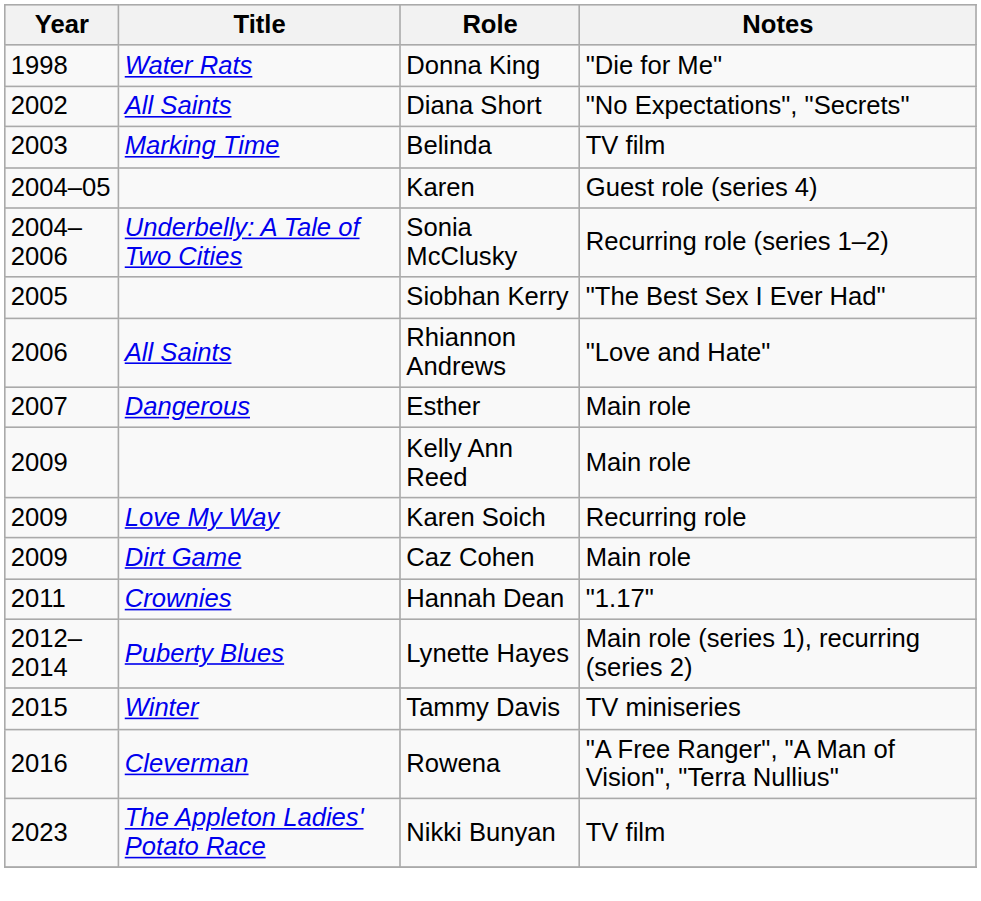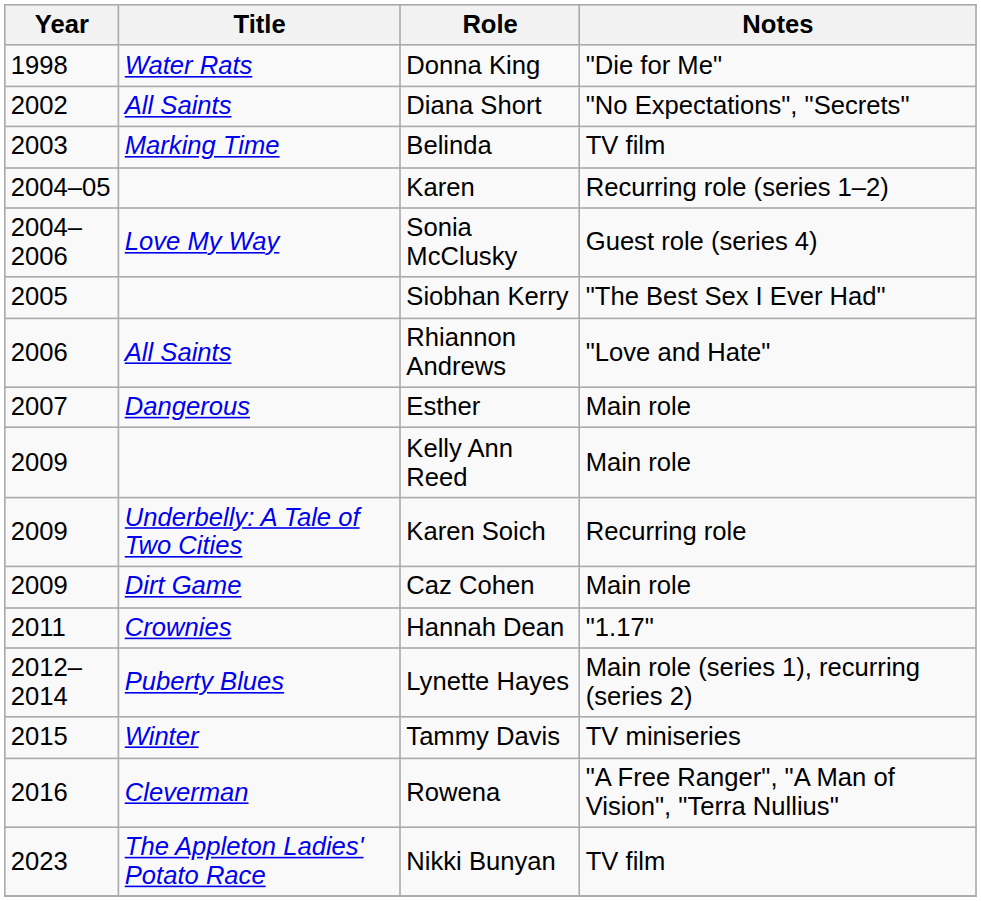(702, 187) Guest role (series 4) -> (737, 187) Recurring role (series 1–2)
(242, 242) Underbelly: A Tale of Two Cities -> (202, 242) Love My Way
(737, 242) Recurring role (series 1–2) -> (702, 242) Guest role (series 4)
(202, 517) Love My Way -> (242, 531) Underbelly: A Tale of Two Cities
